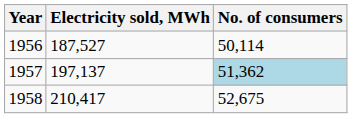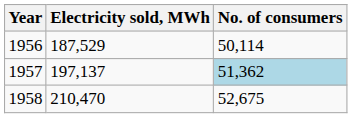(78, 44) 187,527 -> (78, 44) 187,529
(78, 98) 210,417 -> (78, 98) 210,470
